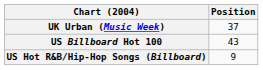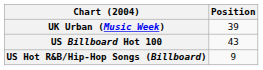(233, 27) 37 -> (233, 27) 39
